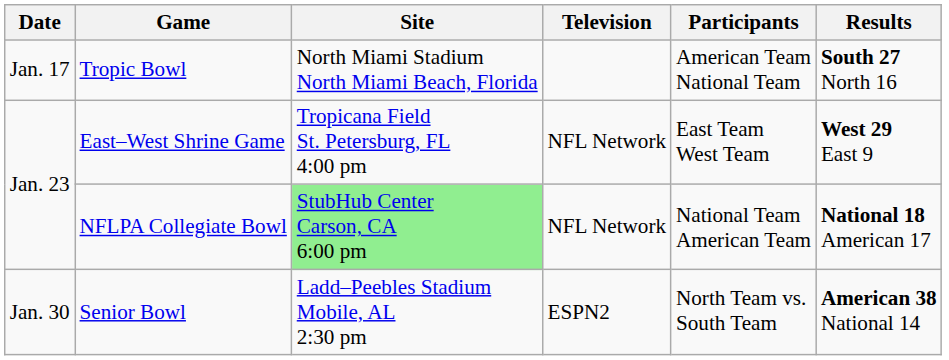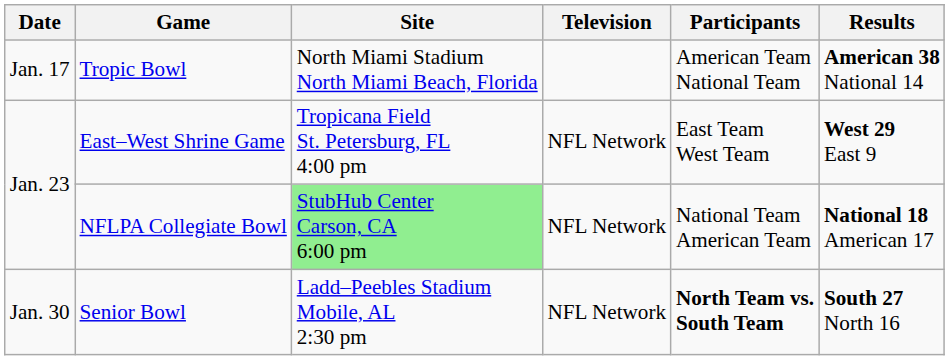(861, 69) South 27 North 16 -> (882, 69) American 38 National 14
(579, 311) ESPN2 -> (607, 311) NFL Network
(741, 311) normal -> (745, 311) bold
(879, 311) American 38 National 14 -> (864, 311) South 27 North 16
